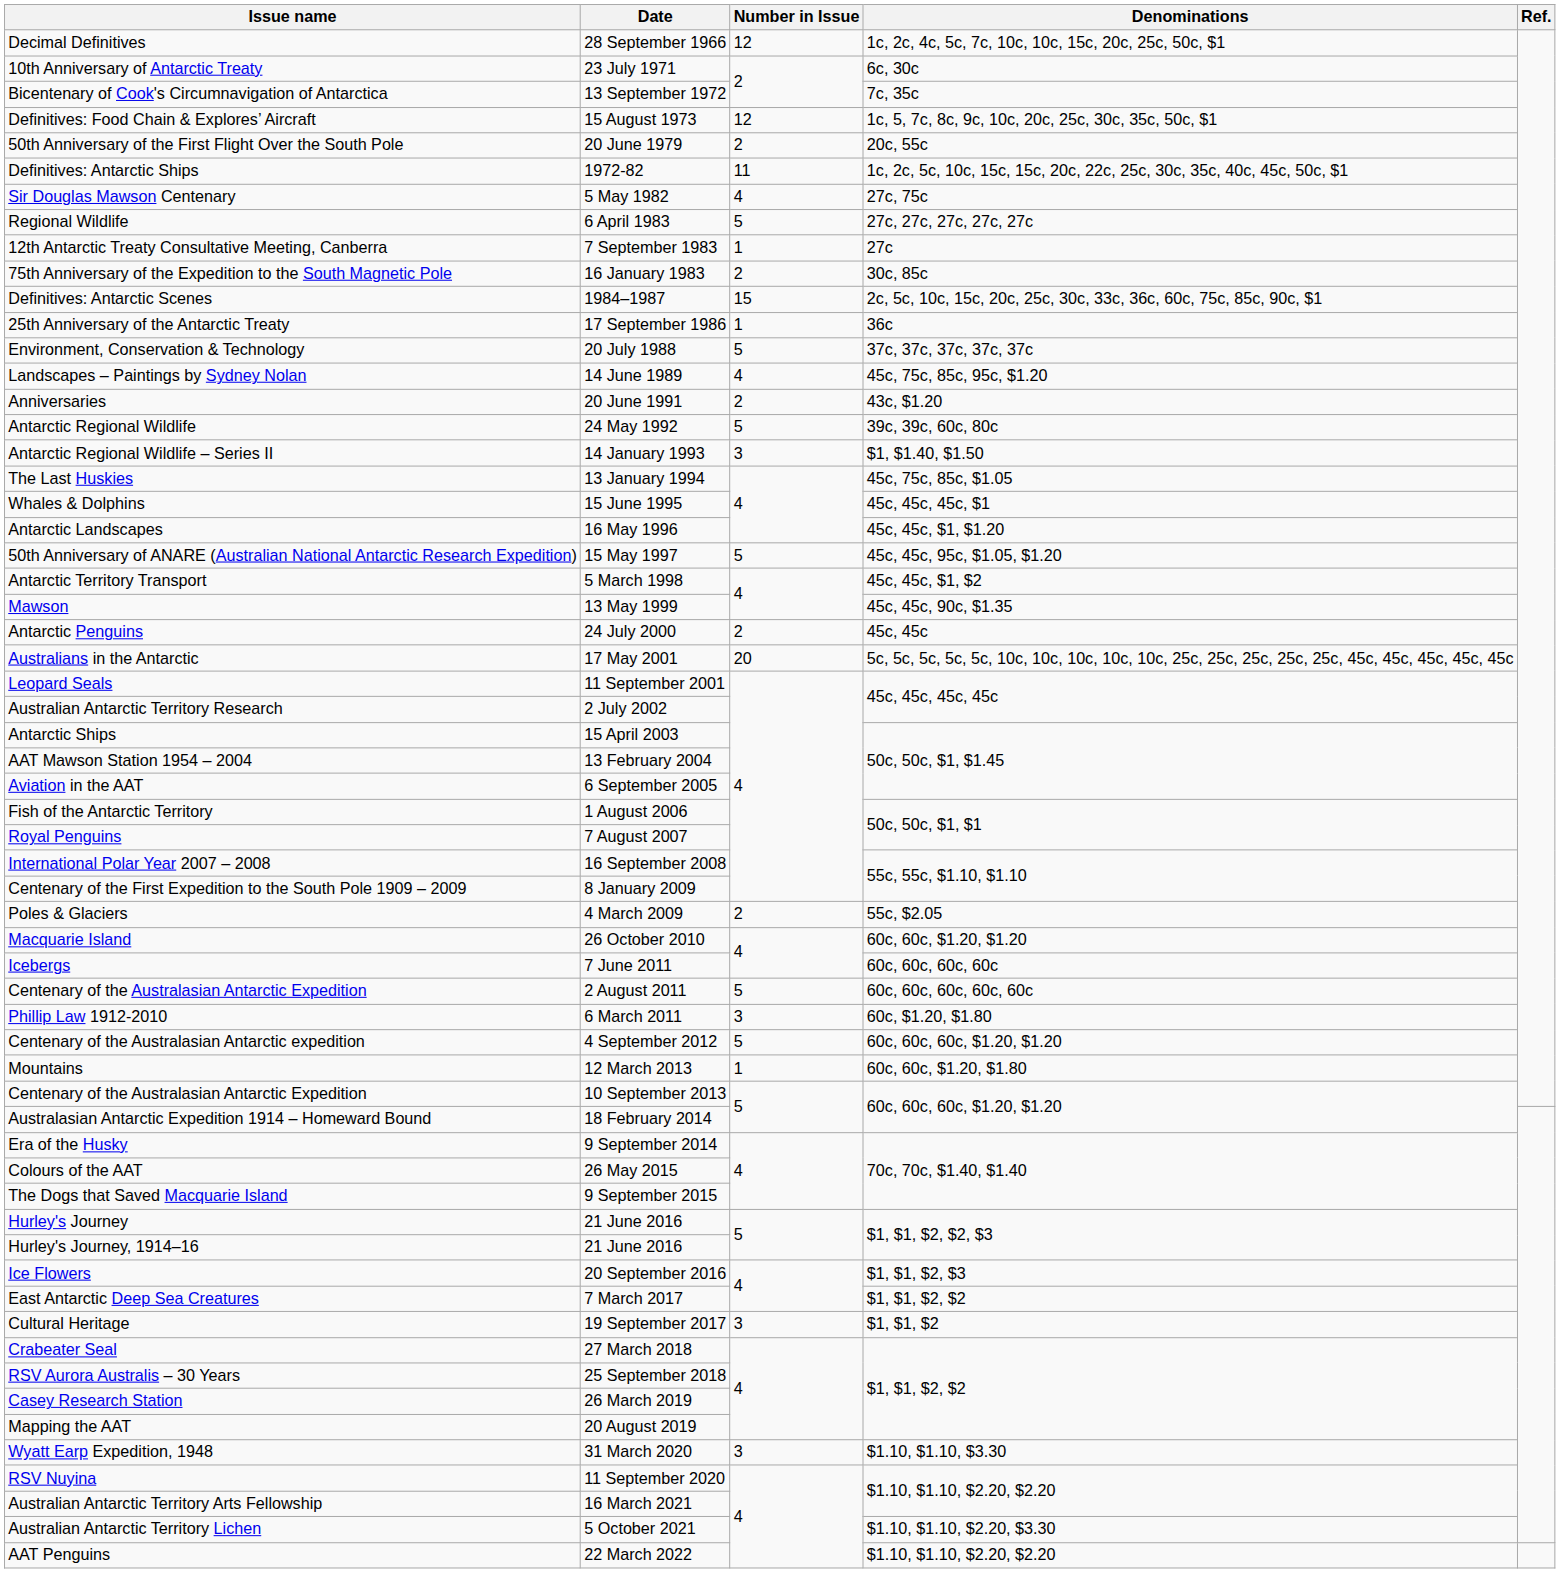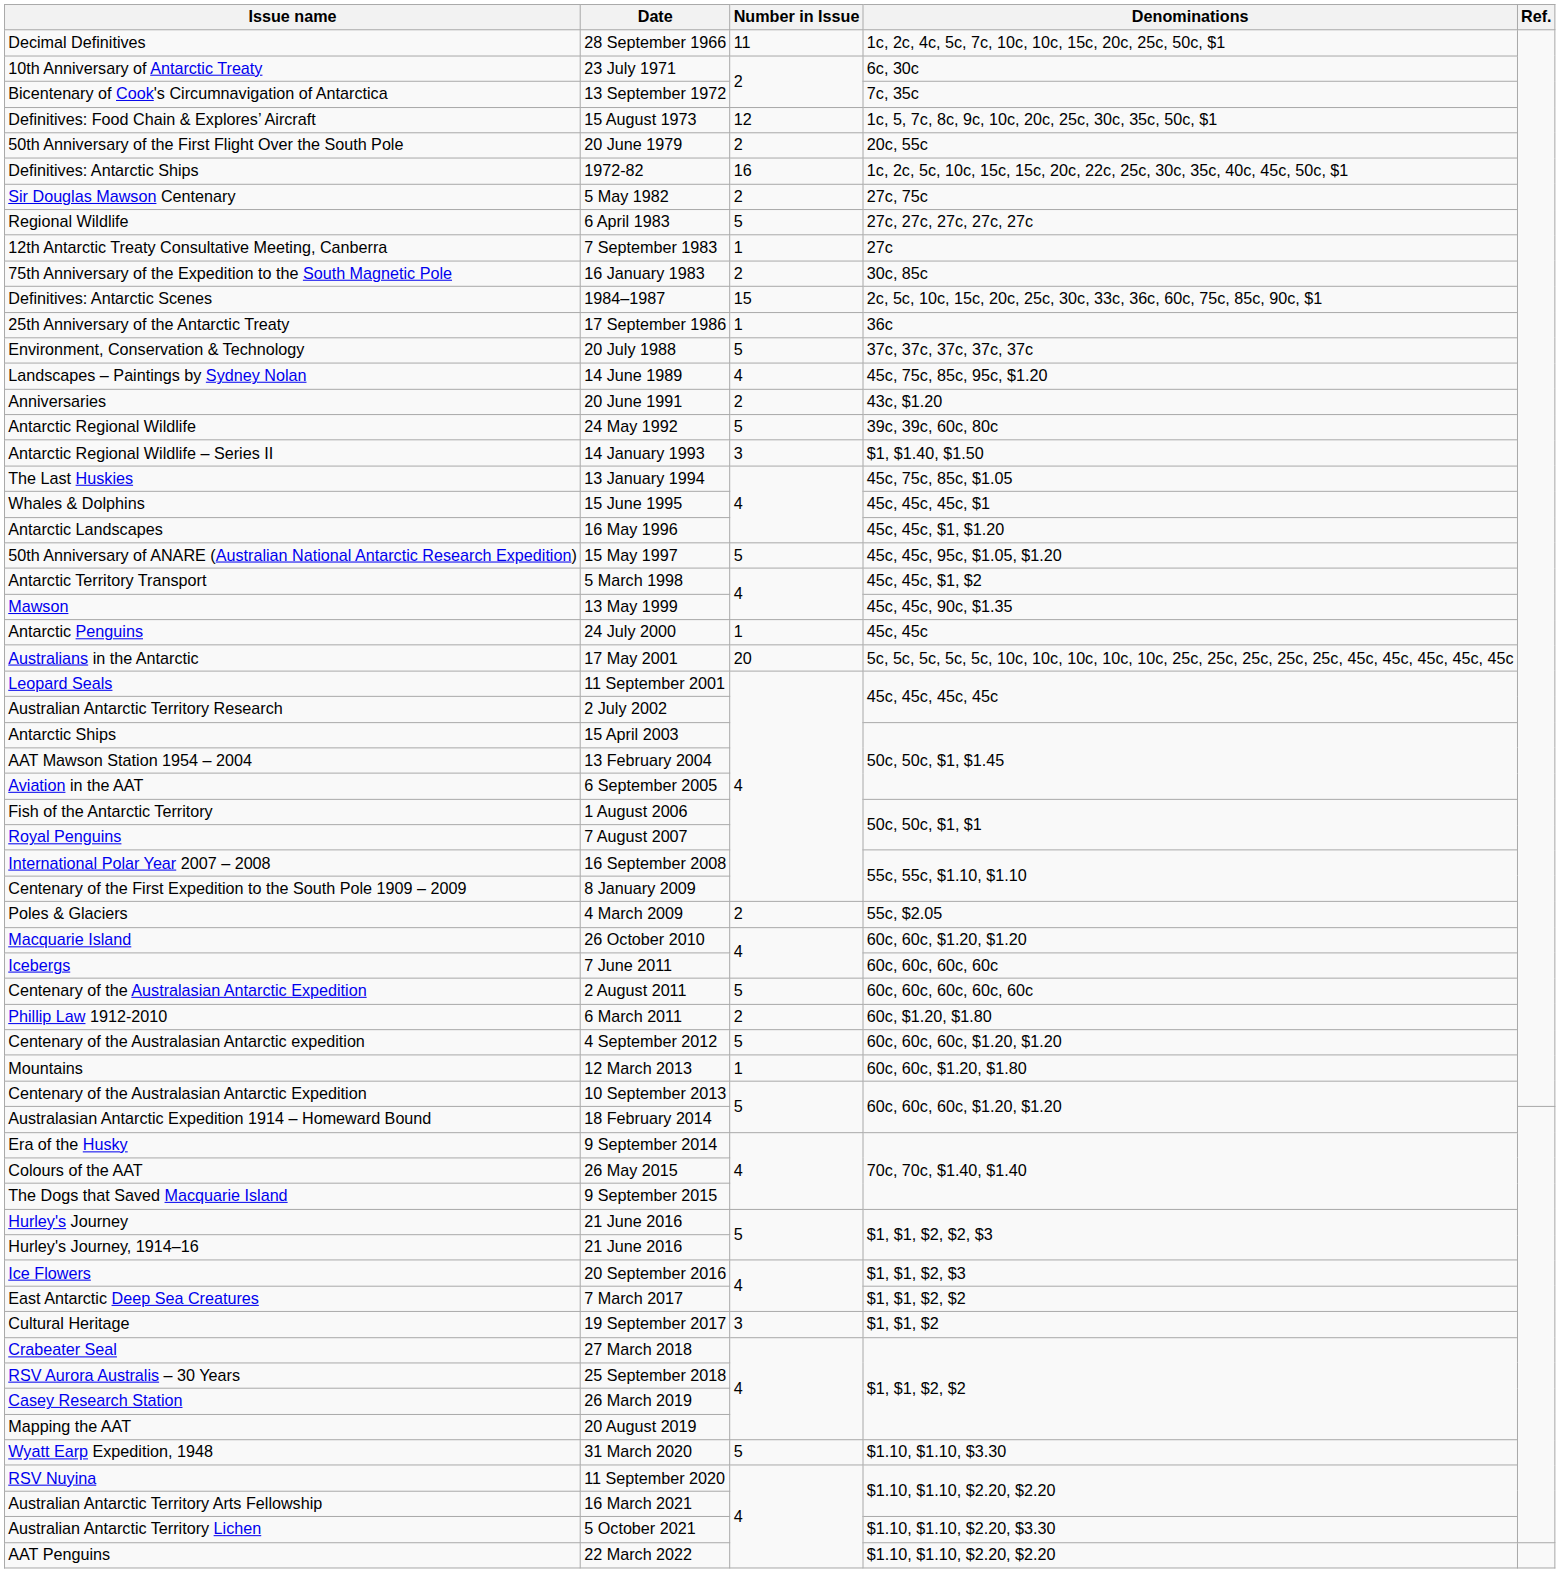(743, 42) 12 -> (742, 42) 11
(742, 171) 11 -> (743, 171) 16
(738, 196) 4 -> (738, 196) 2
(738, 632) 2 -> (738, 632) 1
(738, 1016) 3 -> (738, 1016) 2
(738, 1452) 3 -> (738, 1452) 5
